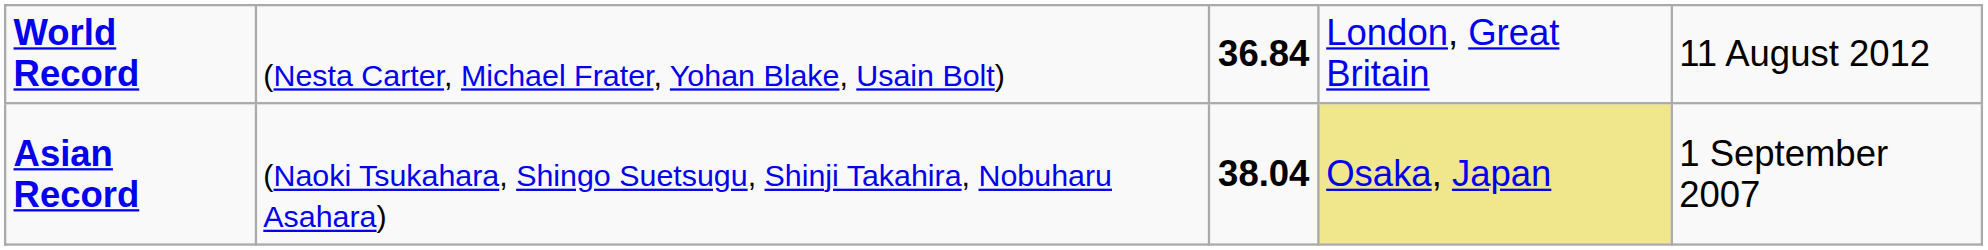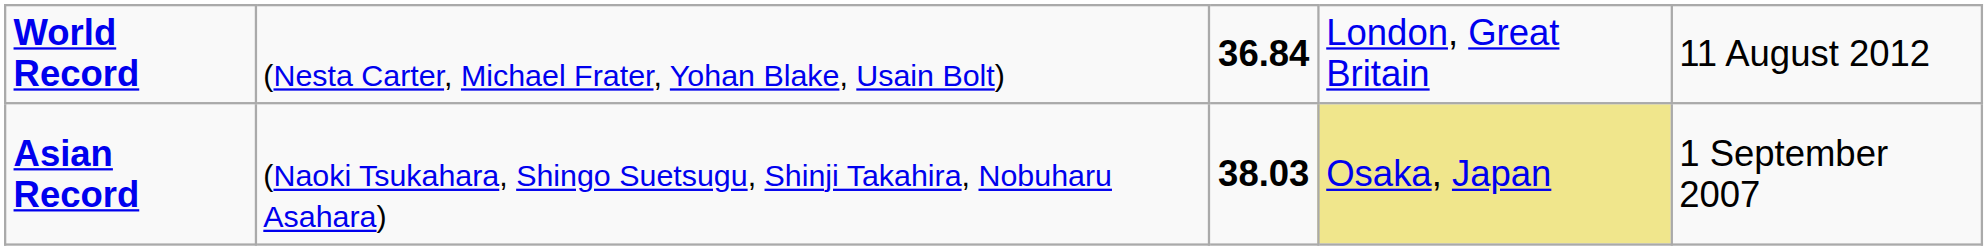(1264, 173) 38.04 -> (1264, 173) 38.03
